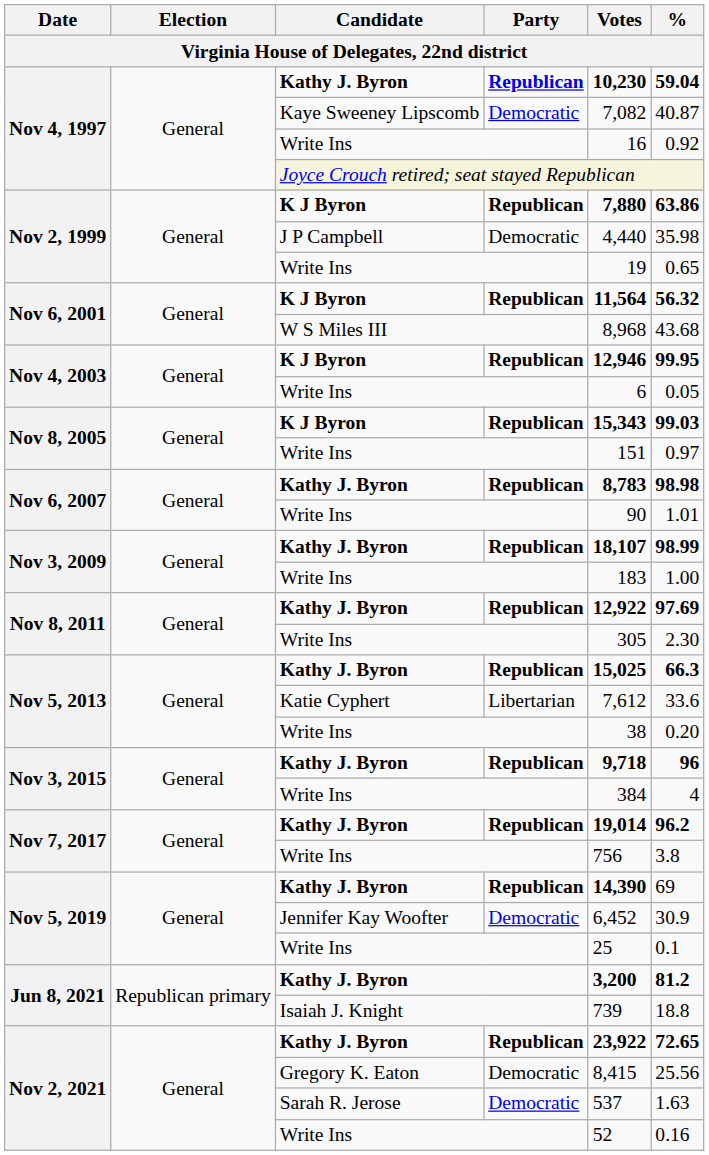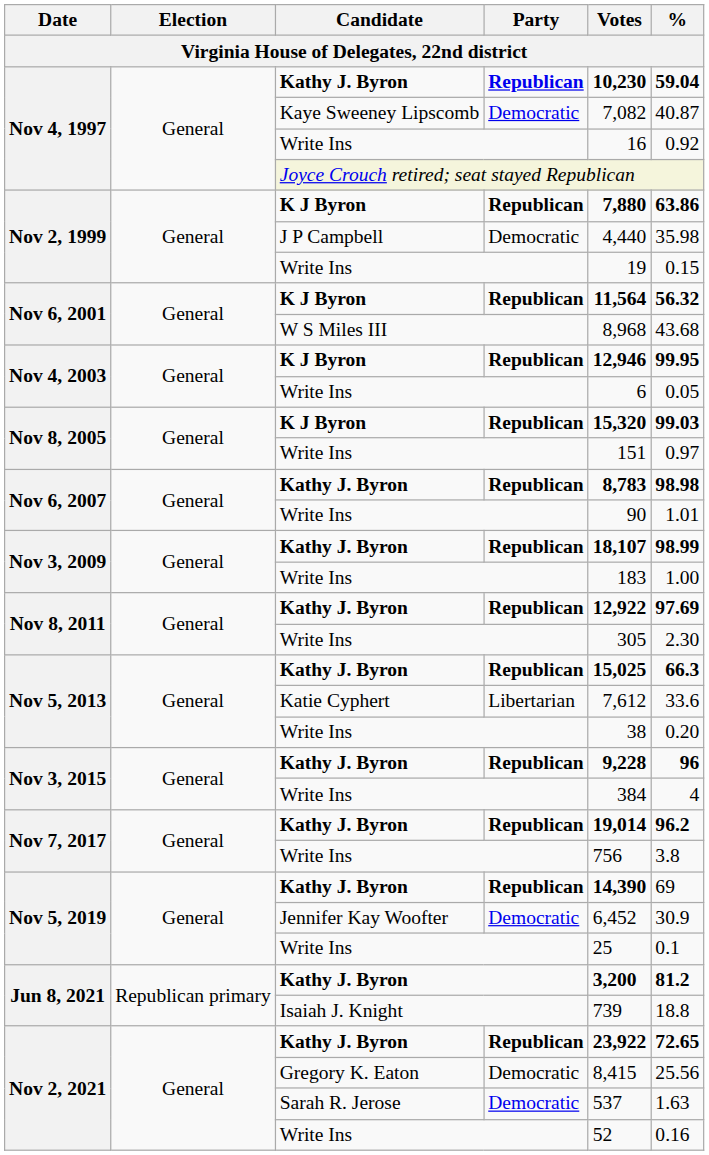(682, 267) 0.65 -> (682, 267) 0.15
(620, 422) 15,343 -> (620, 422) 15,320
(624, 762) 9,718 -> (624, 762) 9,228
